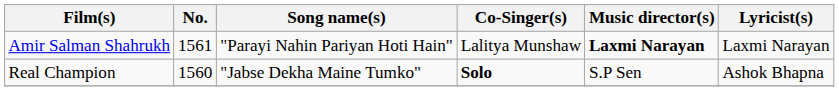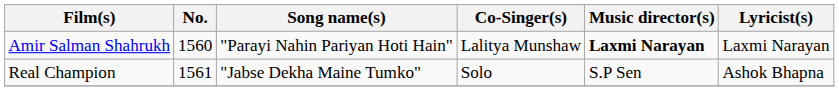(195, 45) 1561 -> (195, 45) 1560
(195, 72) 1560 -> (195, 72) 1561
(476, 72) bold -> (476, 72) normal
